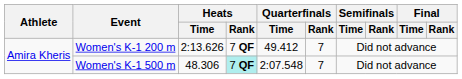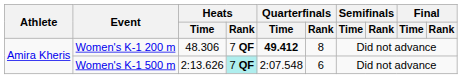(202, 48) 2:13.626 -> (202, 48) 48.306
(281, 48) normal -> (281, 48) bold
(321, 48) 7 -> (321, 48) 8
(202, 65) 48.306 -> (202, 65) 2:13.626
(321, 65) 7 -> (321, 65) 6
